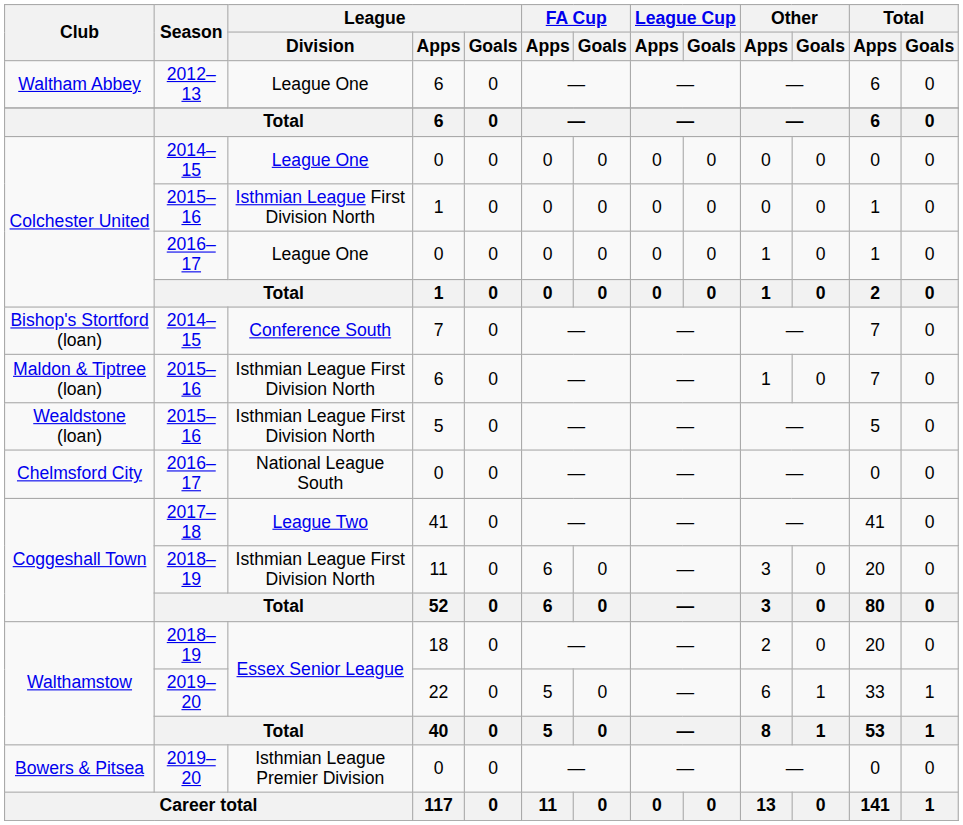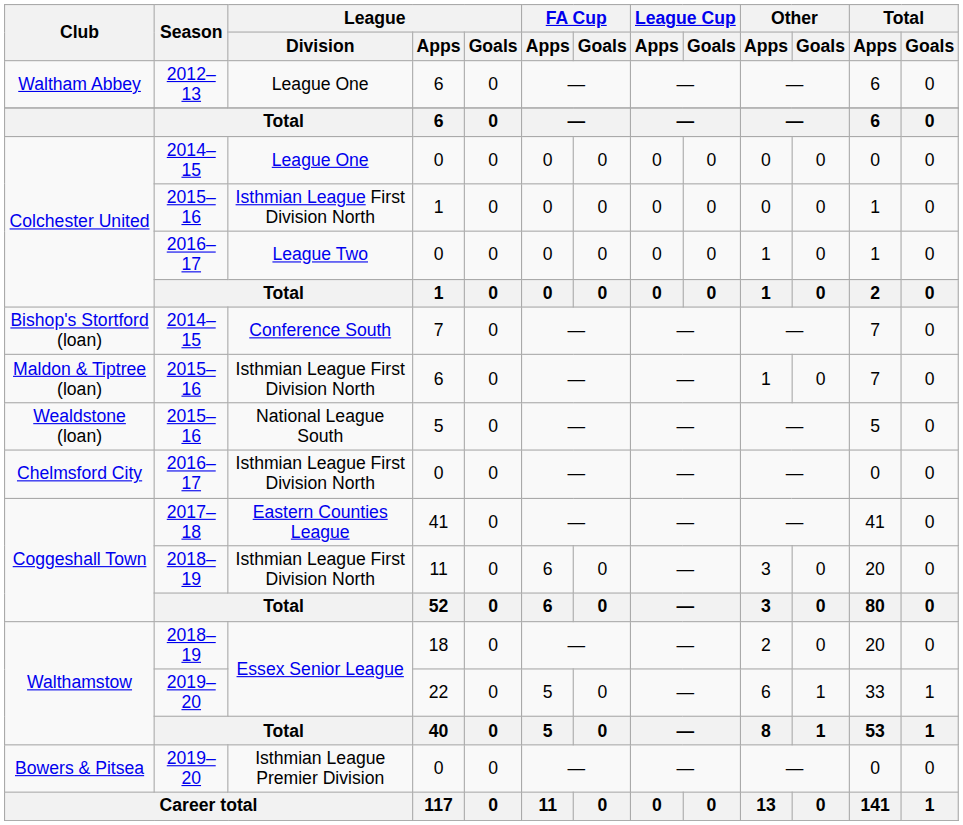(320, 255) League One -> (320, 255) League Two
(320, 426) Isthmian League First Division North -> (320, 426) National League South
(320, 473) National League South -> (320, 473) Isthmian League First Division North
(320, 521) League Two -> (320, 521) Eastern Counties League
